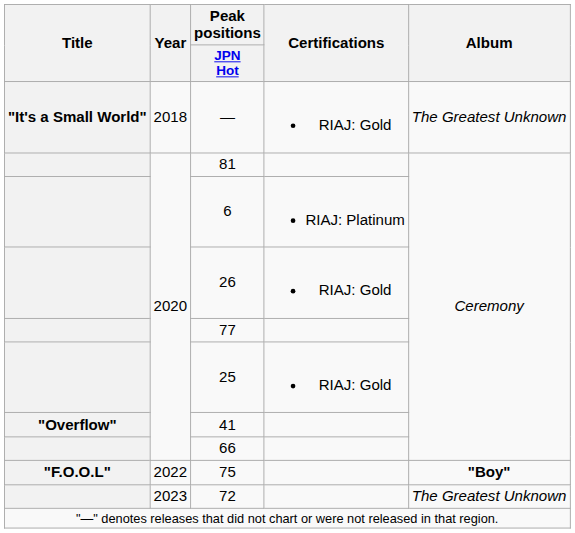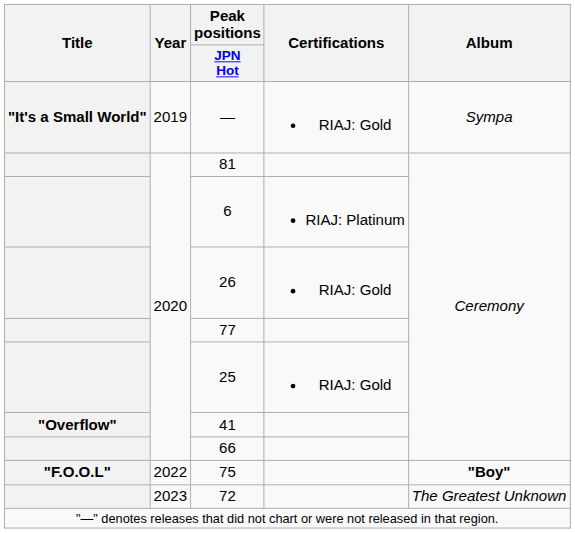(170, 117) 2018 -> (170, 117) 2019
(489, 117) The Greatest Unknown -> (489, 117) Sympa
